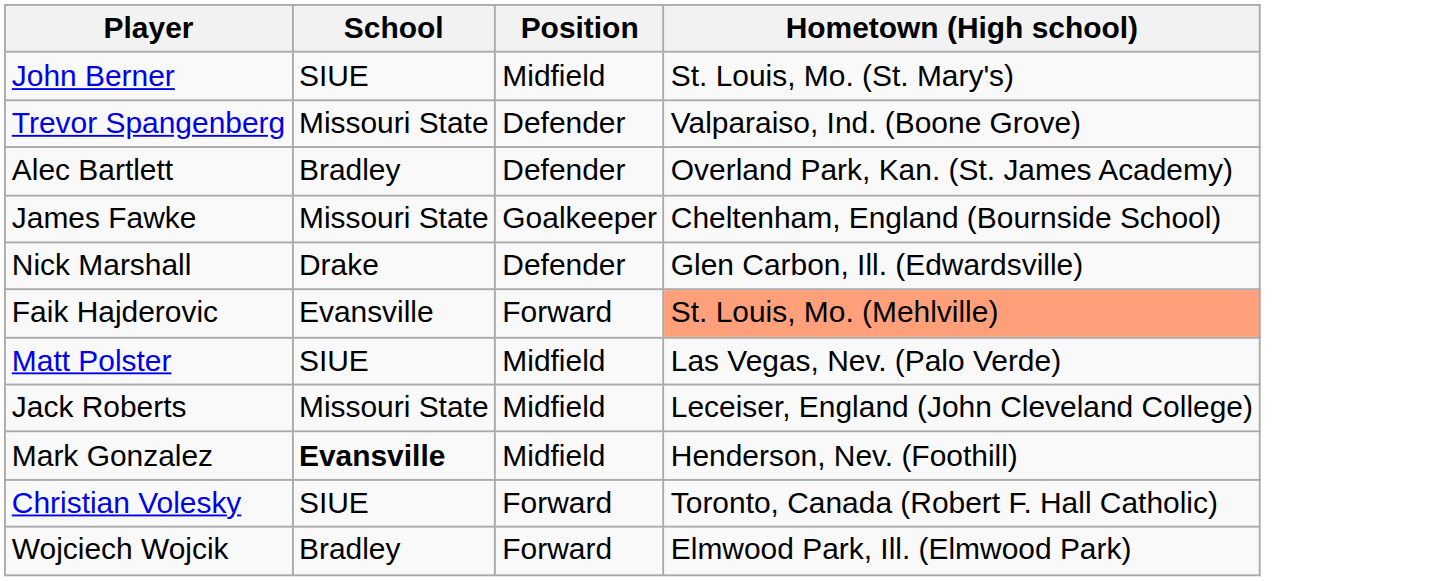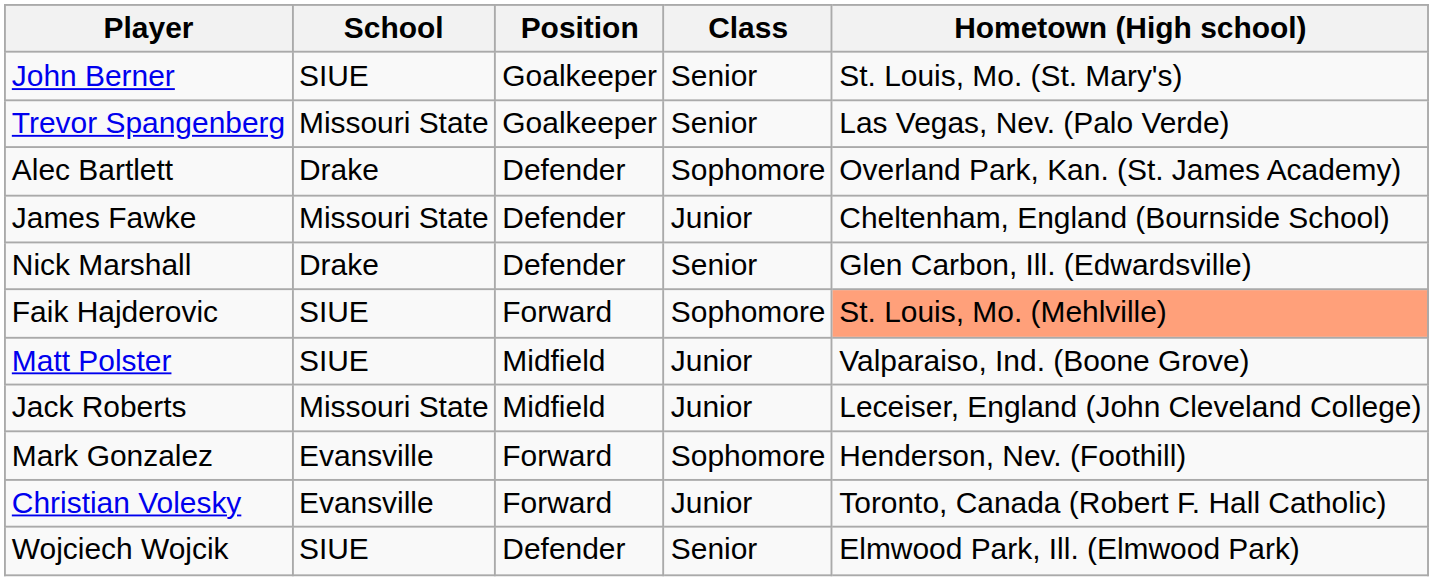+ column: (748, 28)
(554, 75) Midfield -> (580, 75) Goalkeeper
(564, 123) Defender -> (580, 123) Goalkeeper
(876, 123) Valparaiso, Ind. (Boone Grove) -> (1034, 123) Las Vegas, Nev. (Palo Verde)
(350, 170) Bradley -> (339, 170) Drake
(580, 218) Goalkeeper -> (564, 218) Defender
(366, 312) Evansville -> (334, 312) SIUE
(866, 360) Las Vegas, Nev. (Palo Verde) -> (1044, 360) Valparaiso, Ind. (Boone Grove)
(372, 455) bold -> (366, 455) normal
(554, 455) Midfield -> (557, 455) Forward
(334, 502) SIUE -> (366, 502) Evansville
(350, 550) Bradley -> (334, 550) SIUE
(557, 550) Forward -> (564, 550) Defender
